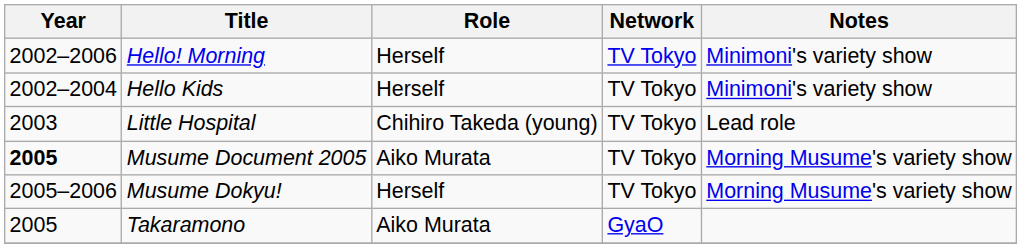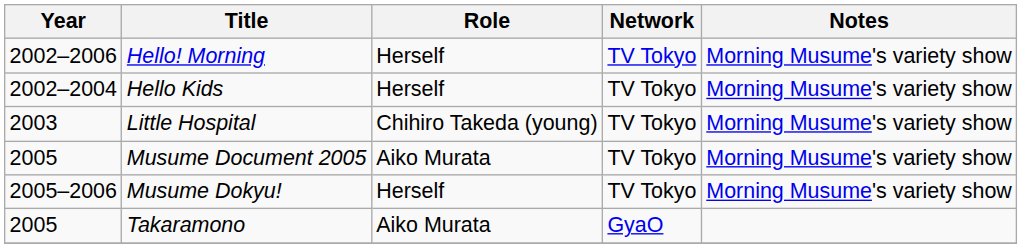(819, 55) Minimoni's variety show -> (859, 55) Morning Musume's variety show
(819, 89) Minimoni's variety show -> (859, 89) Morning Musume's variety show
(751, 123) Lead role -> (859, 123) Morning Musume's variety show
(33, 157) bold -> (33, 157) normal
